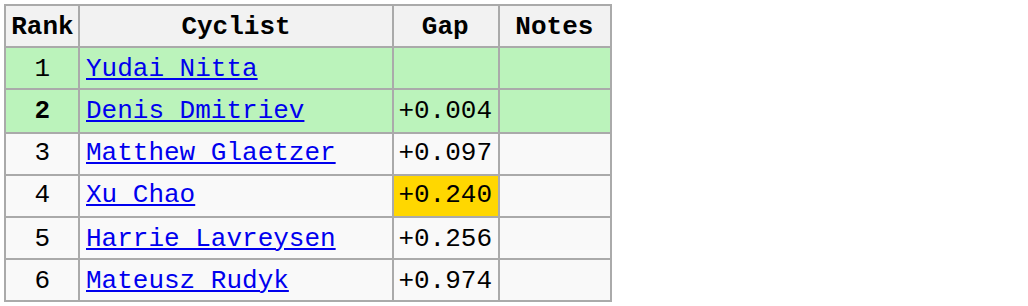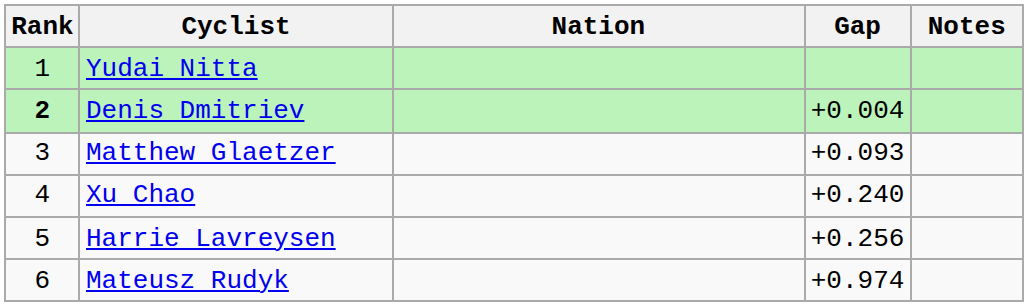+ column: (598, 26)
(445, 153) +0.097 -> (858, 153) +0.093
(445, 196) gold background -> (858, 196) no background
